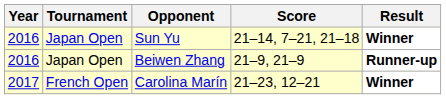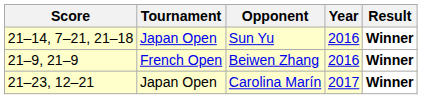columns swapped: (23, 16) <-> (297, 16)
(84, 61) Japan Open -> (181, 61) French Open
(402, 61) Runner-up -> (390, 61) Winner
(87, 83) French Open -> (178, 83) Japan Open
